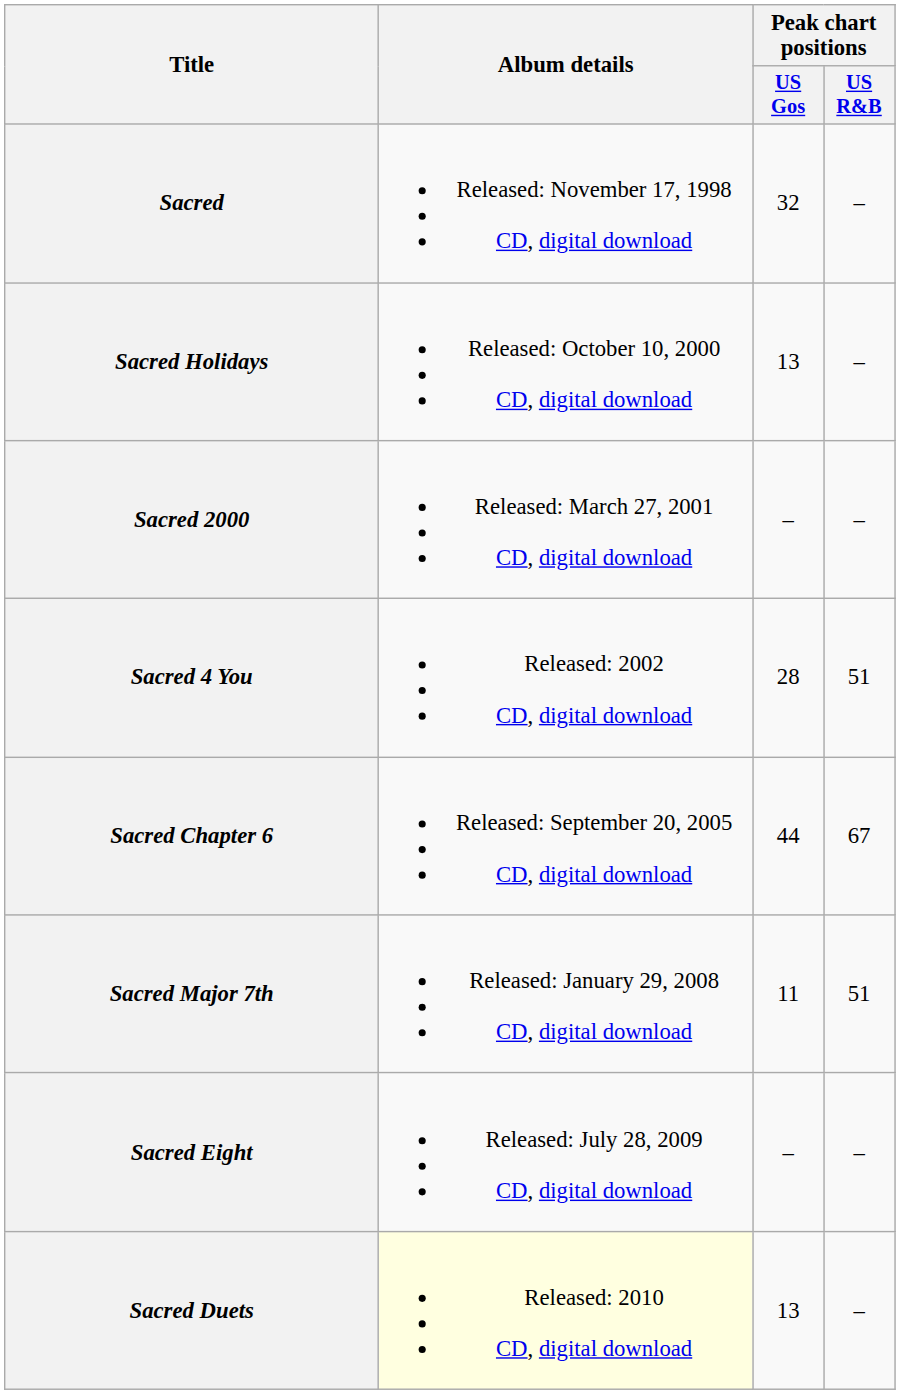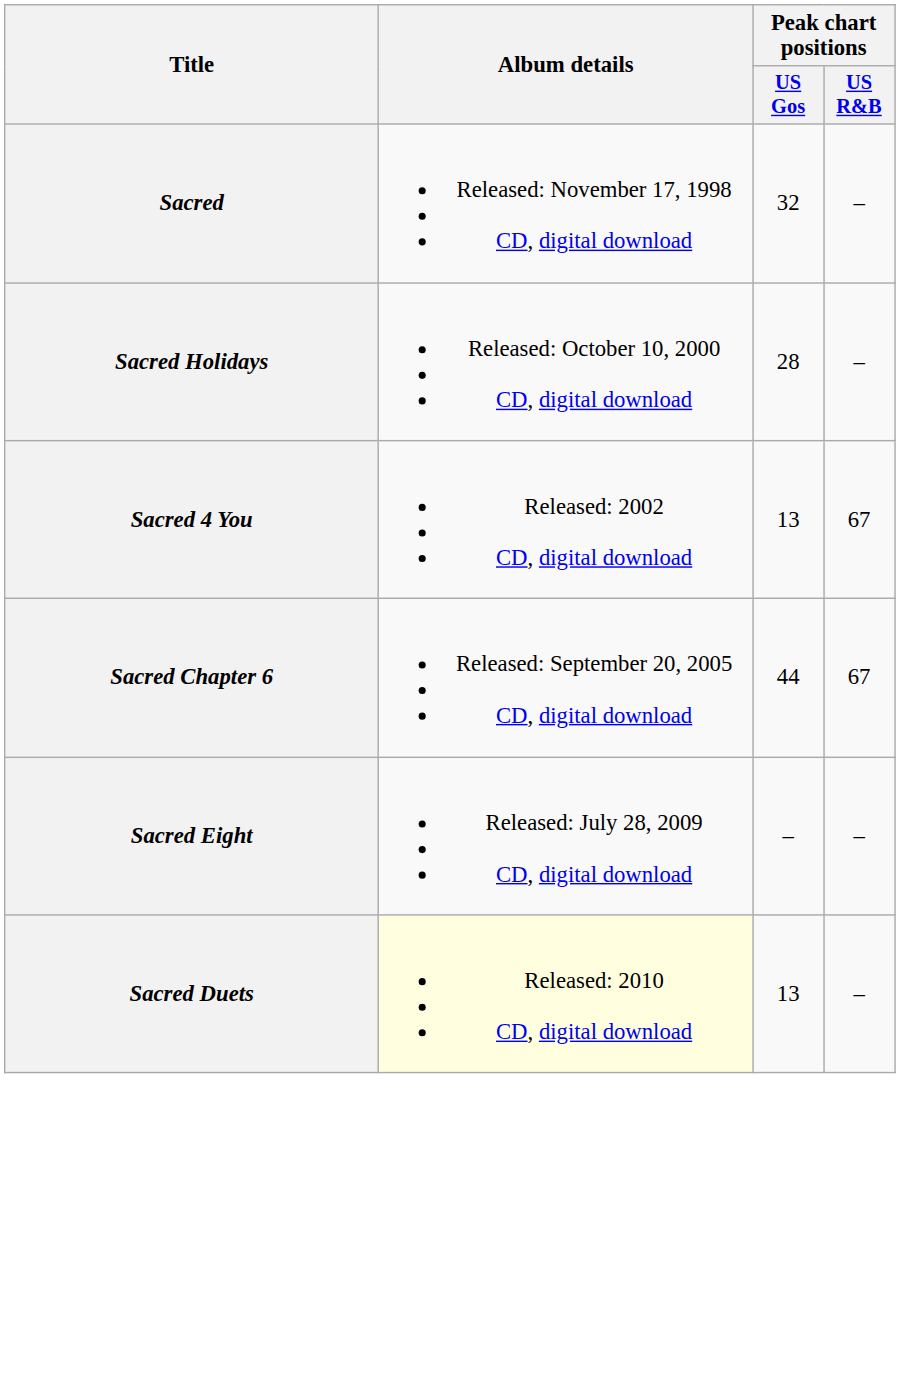(788, 361) 13 -> (788, 361) 28
- row: (192, 519)
(788, 677) 28 -> (788, 519) 13
(859, 677) 51 -> (859, 519) 67
- row: (192, 993)
